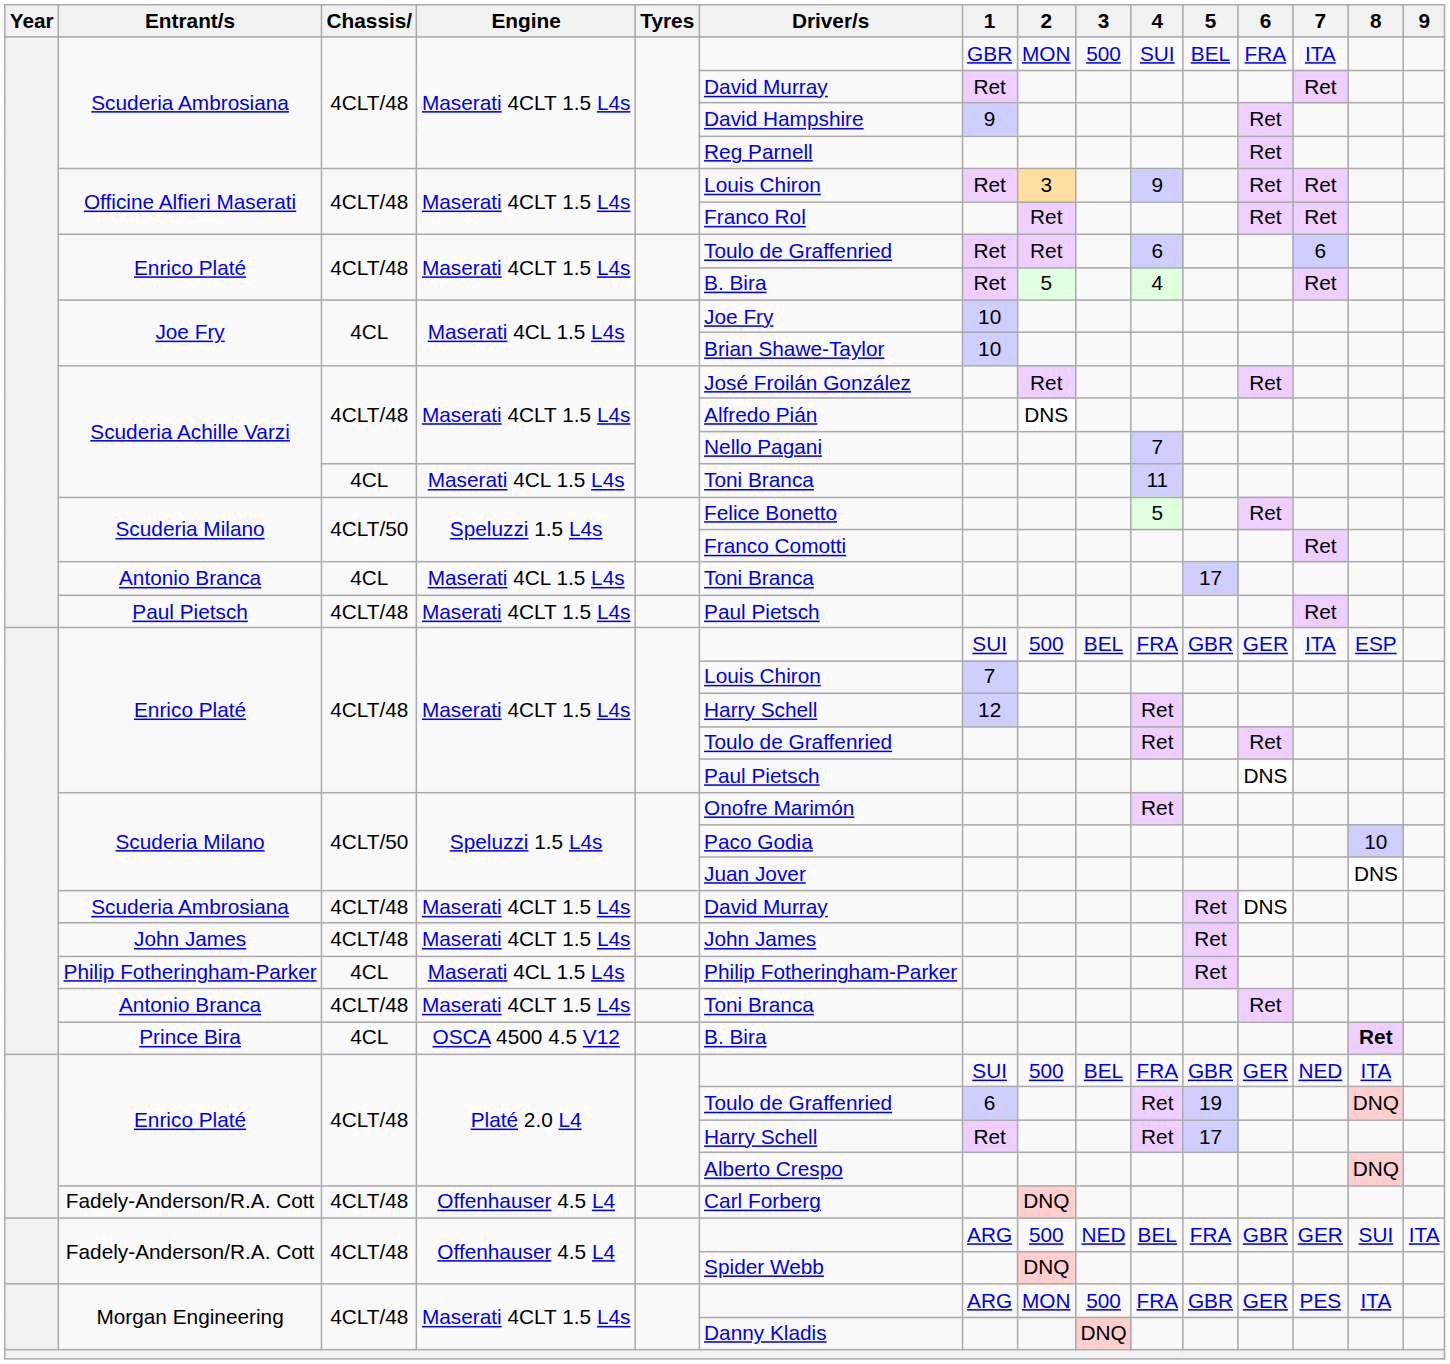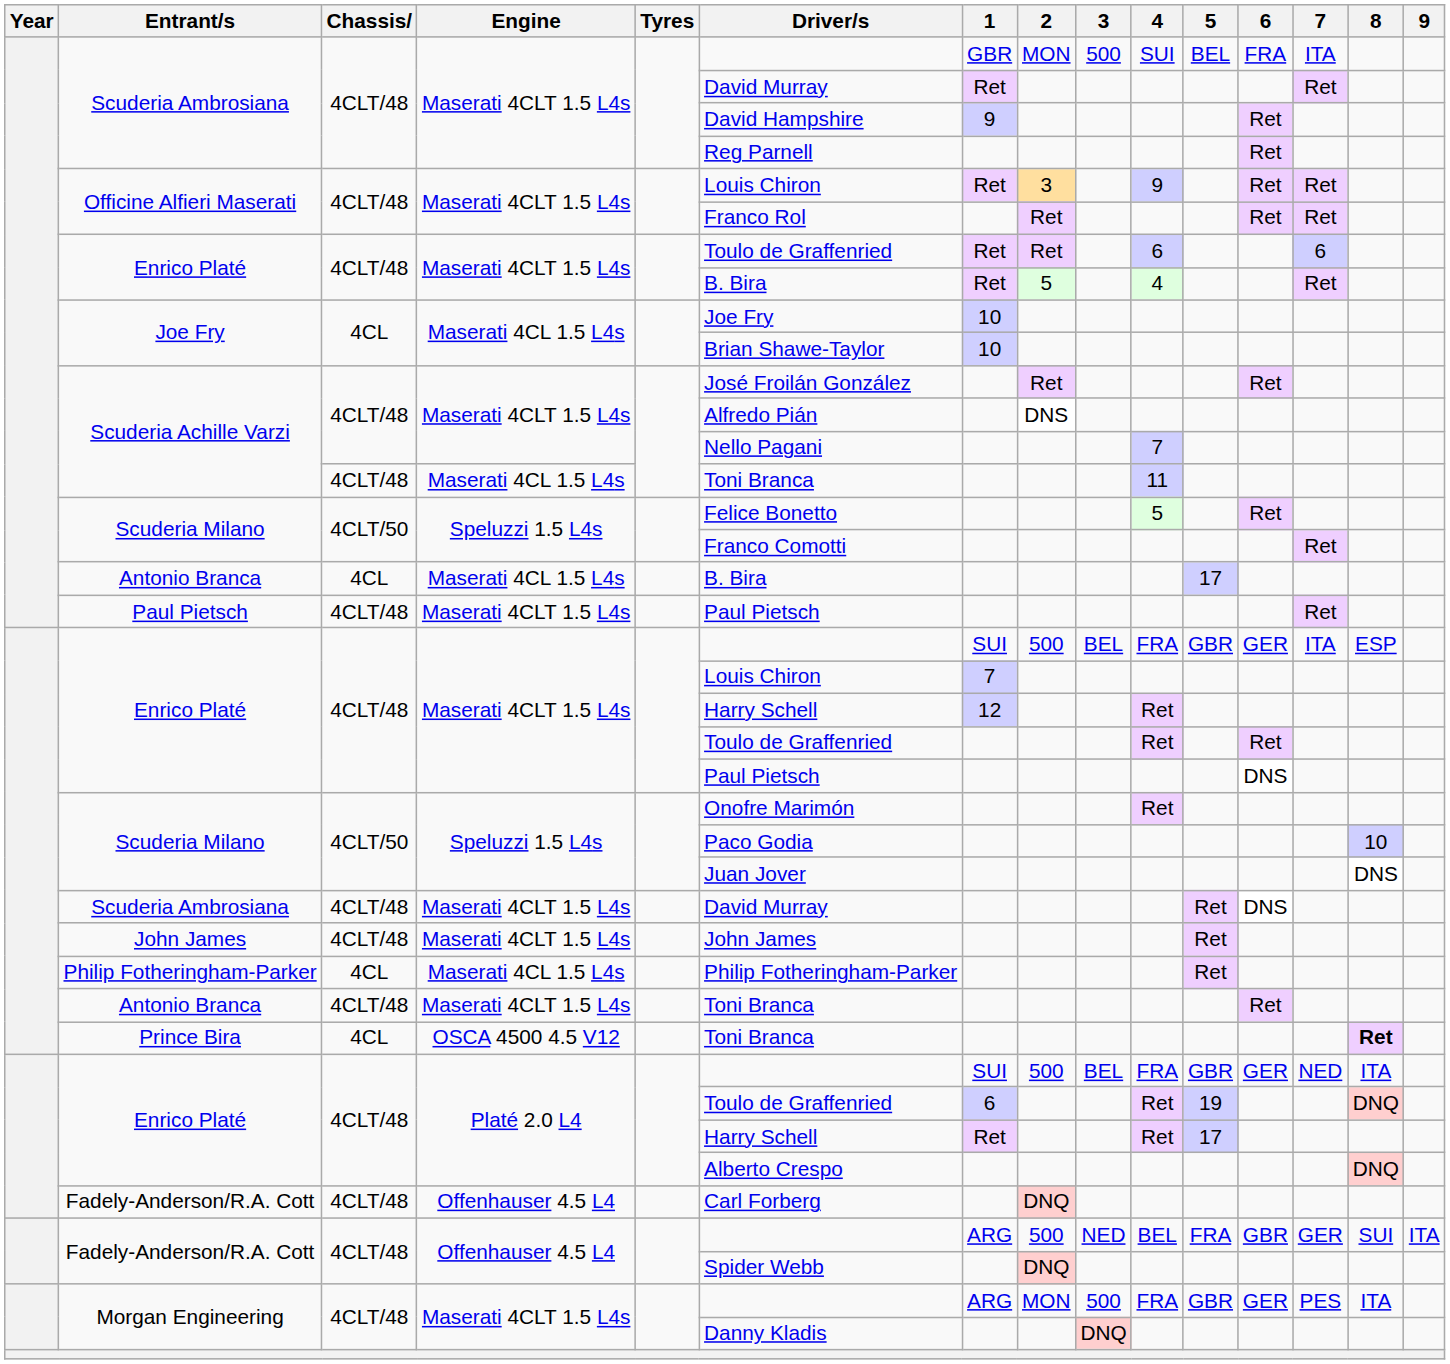(369, 480) 4CL -> (369, 480) 4CLT/48
(759, 578) Toni Branca -> (735, 578) B. Bira
(735, 1038) B. Bira -> (759, 1038) Toni Branca
